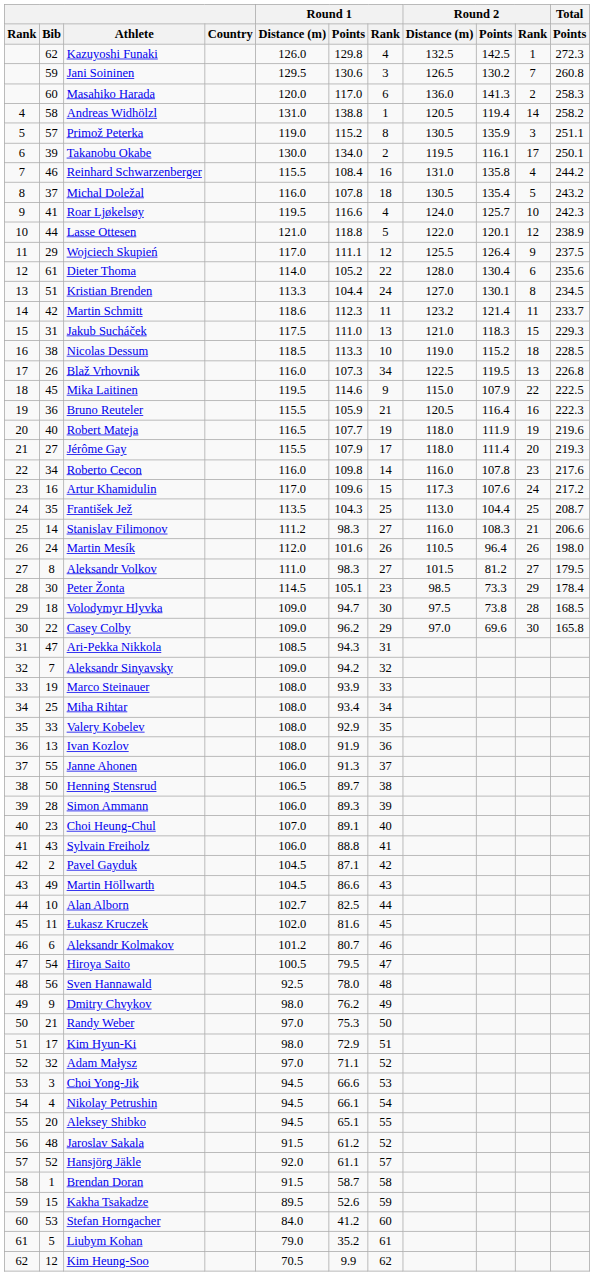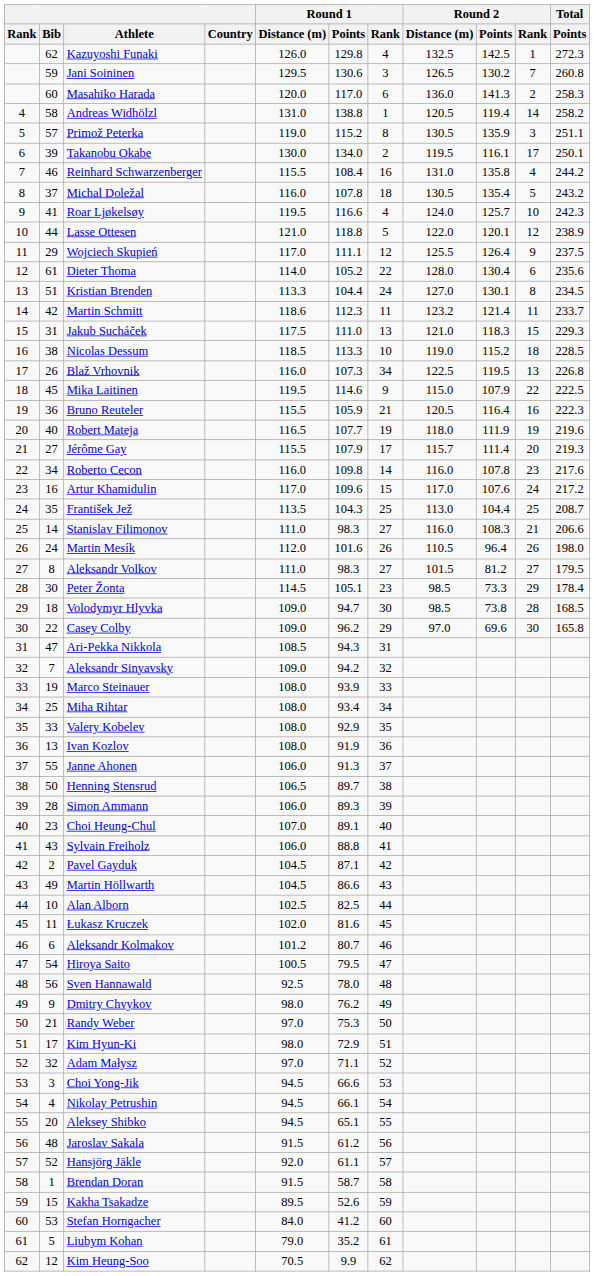(440, 449) 118.0 -> (440, 449) 115.7
(440, 489) 117.3 -> (440, 489) 117.0
(292, 529) 111.2 -> (292, 529) 111.0
(440, 608) 97.5 -> (440, 608) 98.5
(292, 905) 102.7 -> (292, 905) 102.5
(385, 1142) 52 -> (385, 1142) 56
